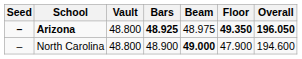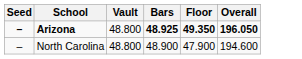- column: (199, 13)
